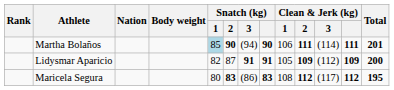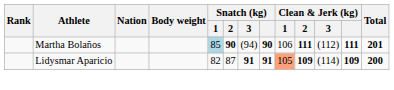(328, 45) (114) -> (328, 45) (112)
(285, 61) no background -> (285, 61) lightsalmon background
(328, 61) (112) -> (328, 61) (114)
- row: (69, 77)
